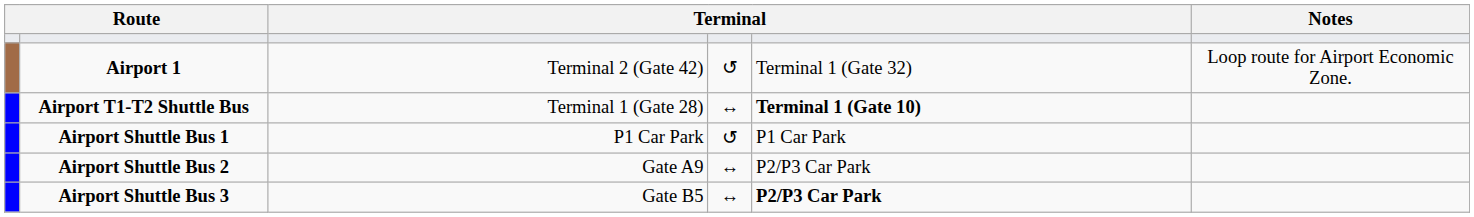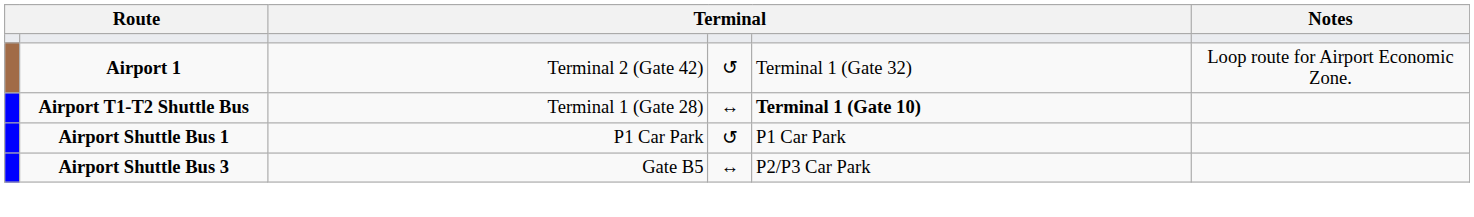- row: (144, 167)
(819, 196) bold -> (813, 167) normal
